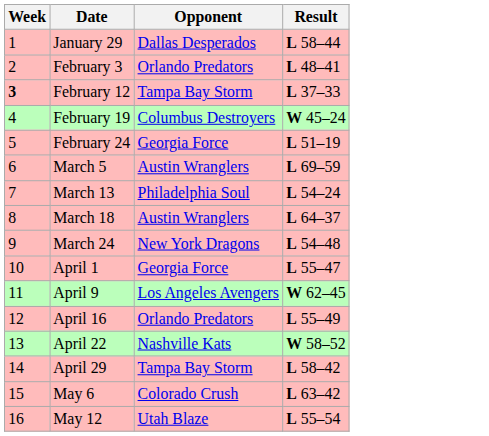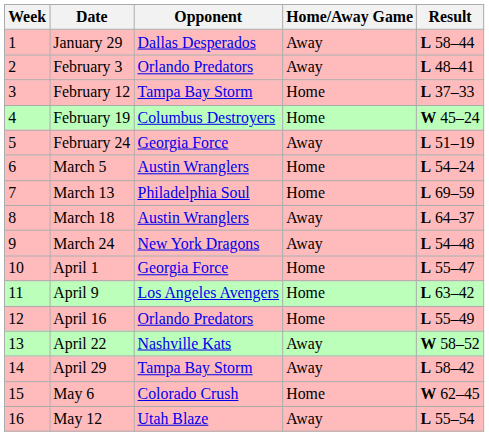+ column: (350, 17)
(12, 92) bold -> (12, 92) normal
(313, 167) L 69–59 -> (447, 167) L 54–24
(313, 192) L 54–24 -> (447, 192) L 69–59
(316, 293) W 62–45 -> (447, 293) L 63–42
(313, 393) L 63–42 -> (450, 393) W 62–45
